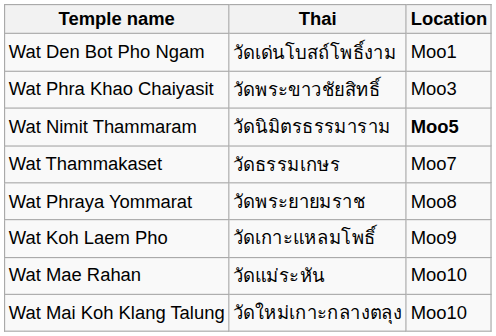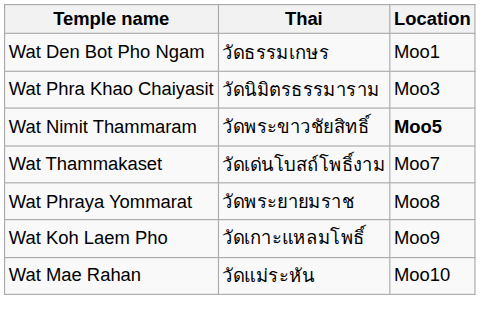(315, 52) วัดเด่นโบสถ์โพธิ์งาม -> (276, 52) วัดธรรมเกษร
(307, 90) วัดพระขาวชัยสิทธิ์ -> (301, 90) วัดนิมิตรธรรมาราม
(312, 127) วัดนิมิตรธรรมาราม -> (296, 127) วัดพระขาวชัยสิทธิ์
(287, 164) วัดธรรมเกษร -> (304, 164) วัดเด่นโบสถ์โพธิ์งาม
- row: (117, 312)
